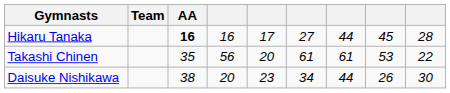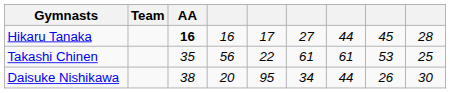(267, 57) 20 -> (267, 57) 22
(425, 57) 22 -> (425, 57) 25
(267, 78) 23 -> (267, 78) 95
